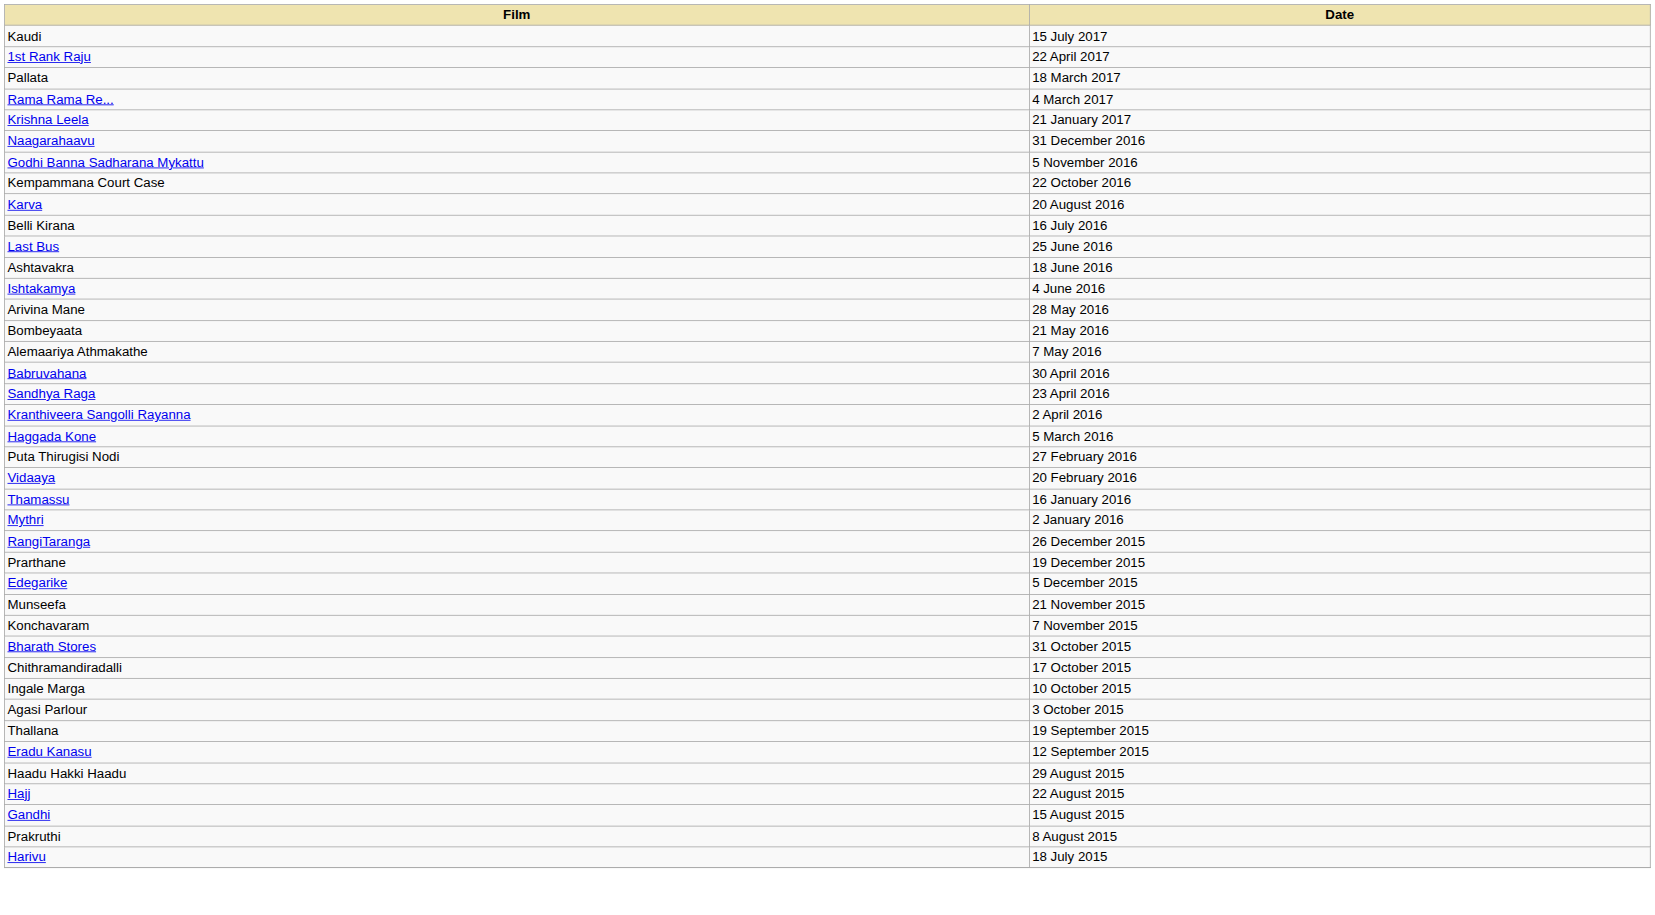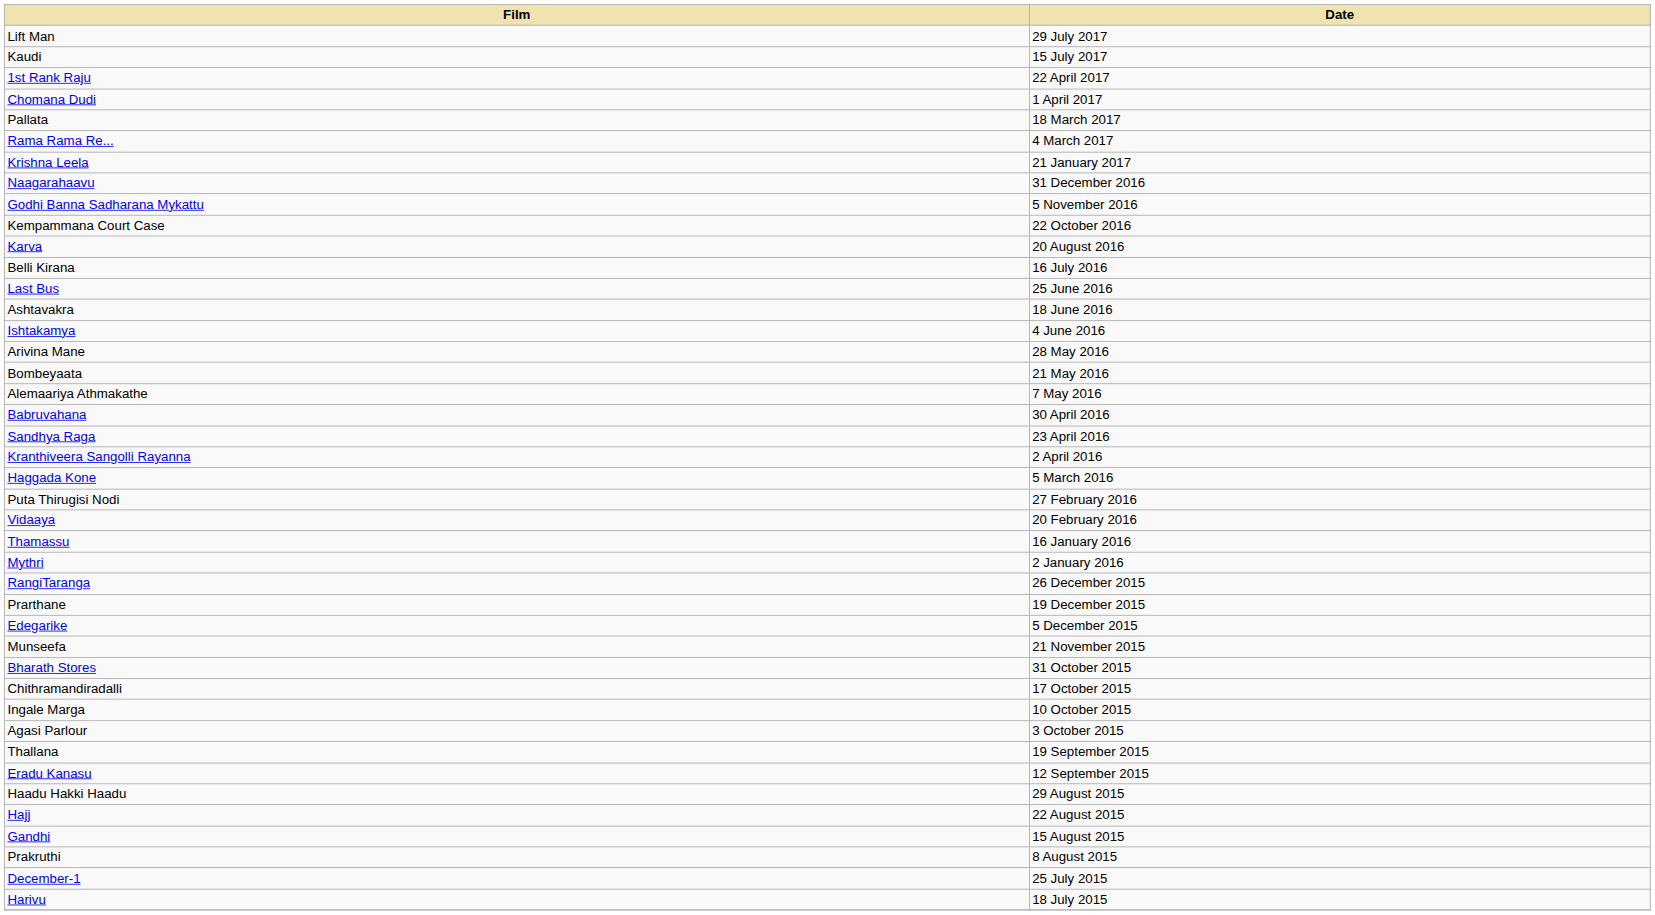+ row: (31, 36)
+ row: (52, 99)
- row: (48, 625)
+ row: (44, 878)
